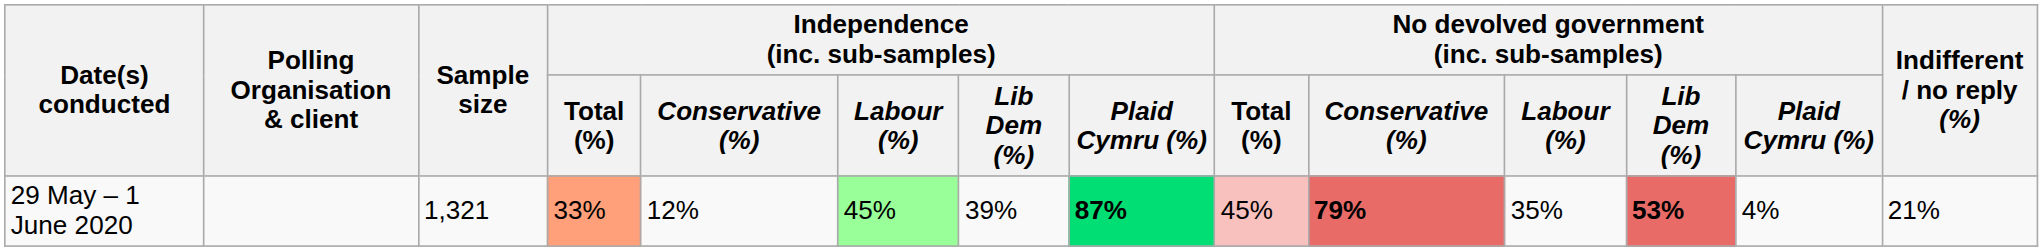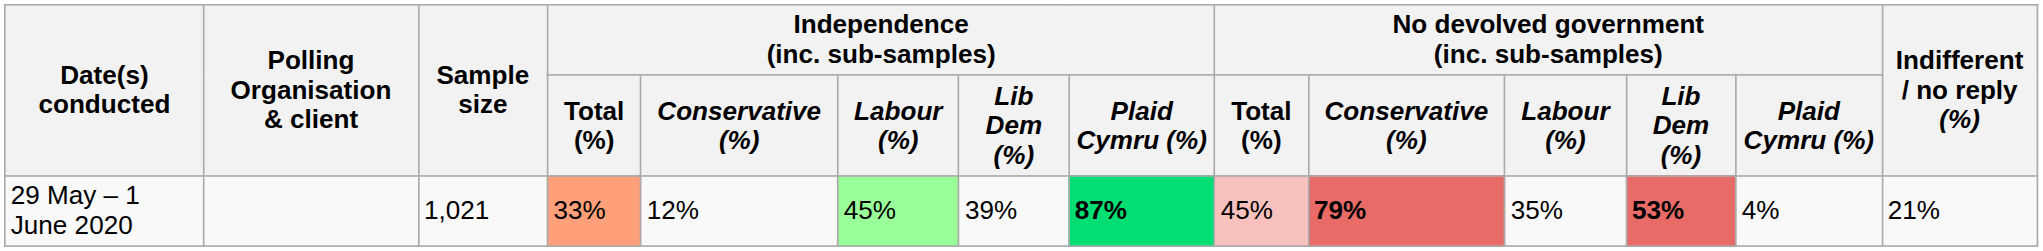(457, 210) 1,321 -> (457, 210) 1,021
